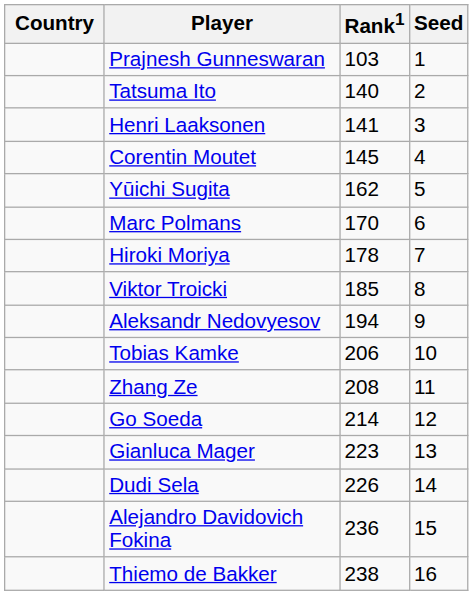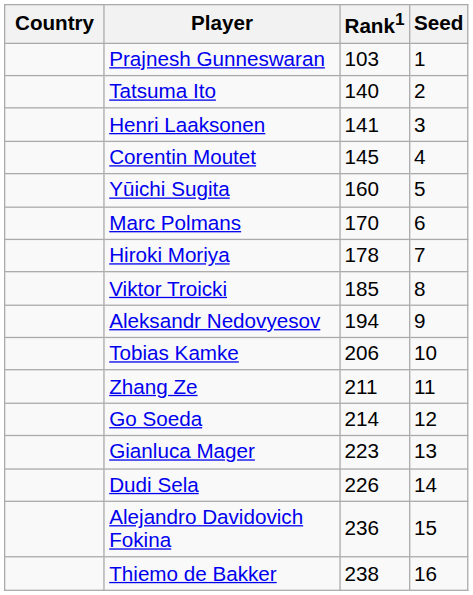(362, 190) 162 -> (362, 190) 160
(362, 386) 208 -> (361, 386) 211
